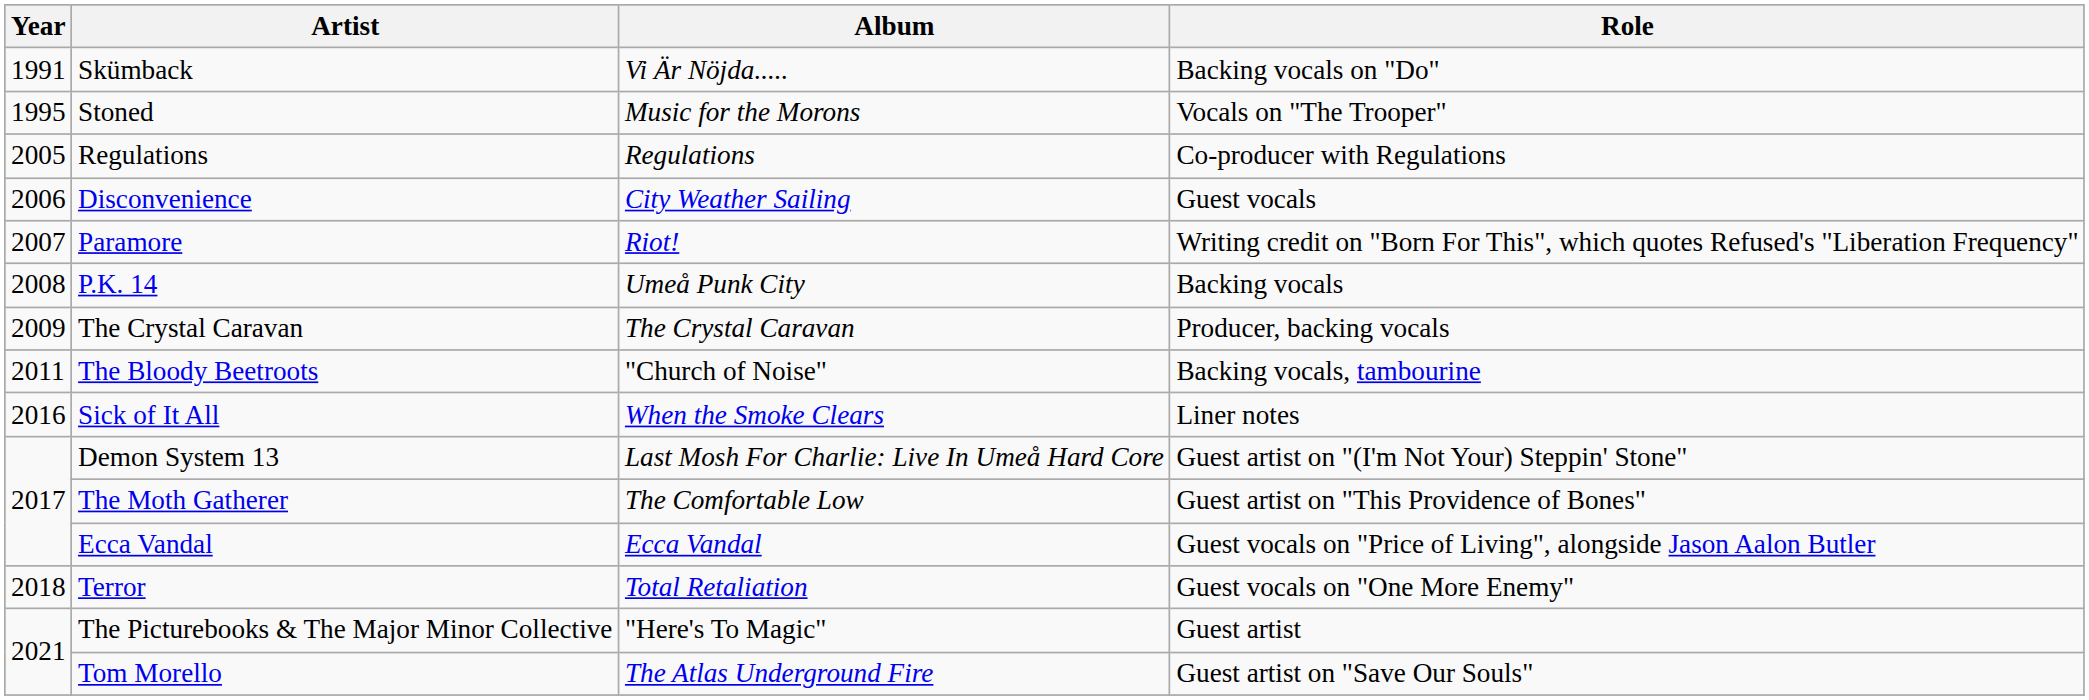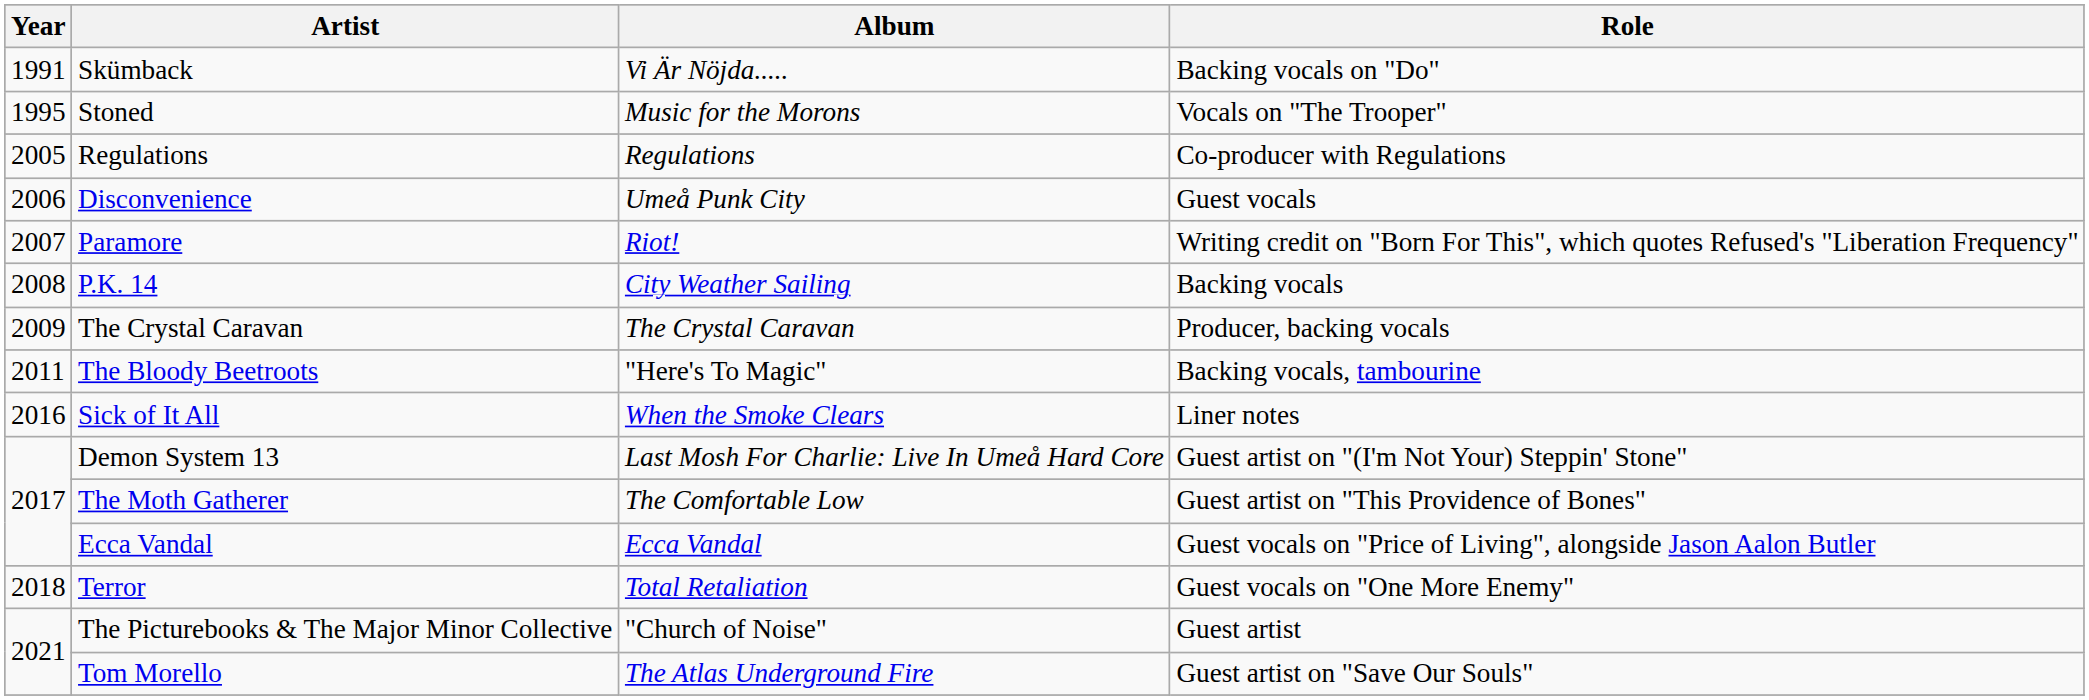(738, 198) City Weather Sailing -> (715, 198) Umeå Punk City
(715, 284) Umeå Punk City -> (738, 284) City Weather Sailing
(726, 371) "Church of Noise" -> (726, 371) "Here's To Magic"
(726, 629) "Here's To Magic" -> (726, 629) "Church of Noise"
